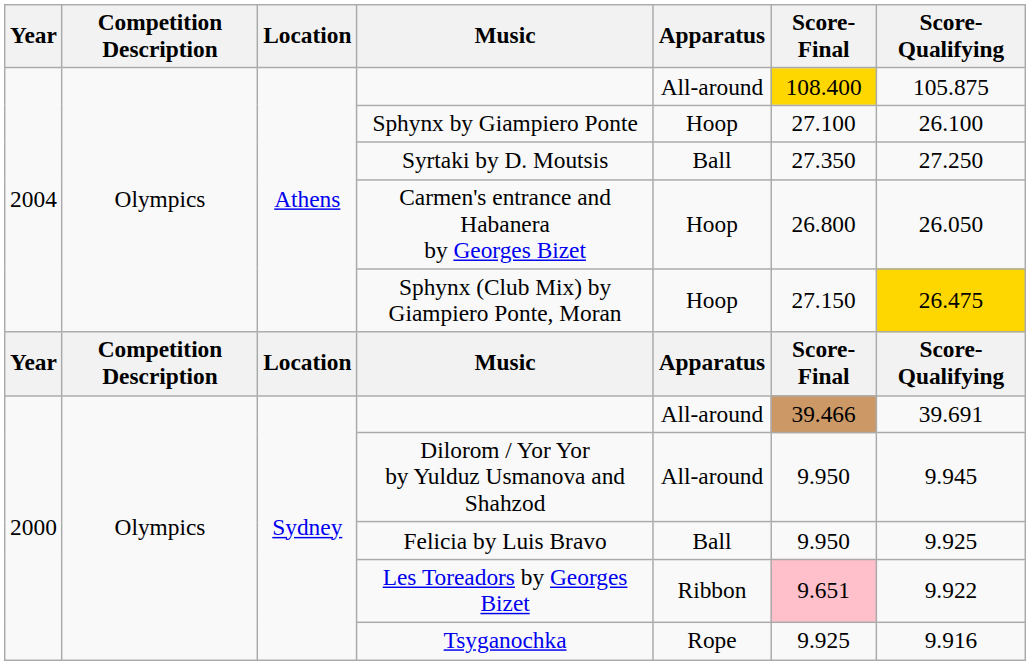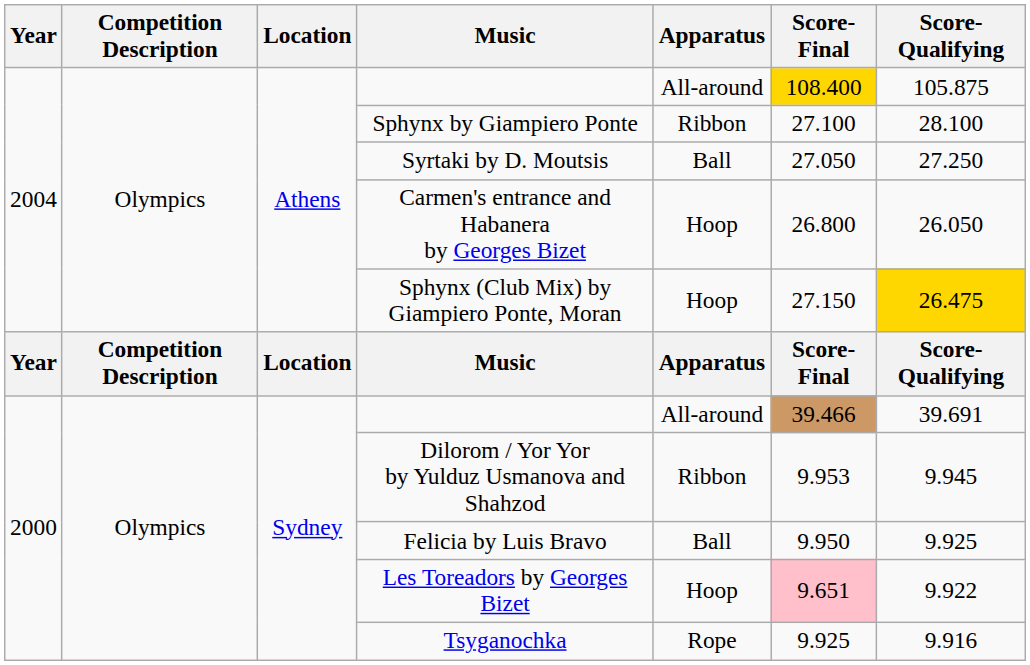(712, 123) Hoop -> (712, 123) Ribbon
(951, 123) 26.100 -> (951, 123) 28.100
(824, 160) 27.350 -> (824, 160) 27.050
(712, 477) All-around -> (712, 477) Ribbon
(824, 477) 9.950 -> (824, 477) 9.953
(712, 590) Ribbon -> (712, 590) Hoop
